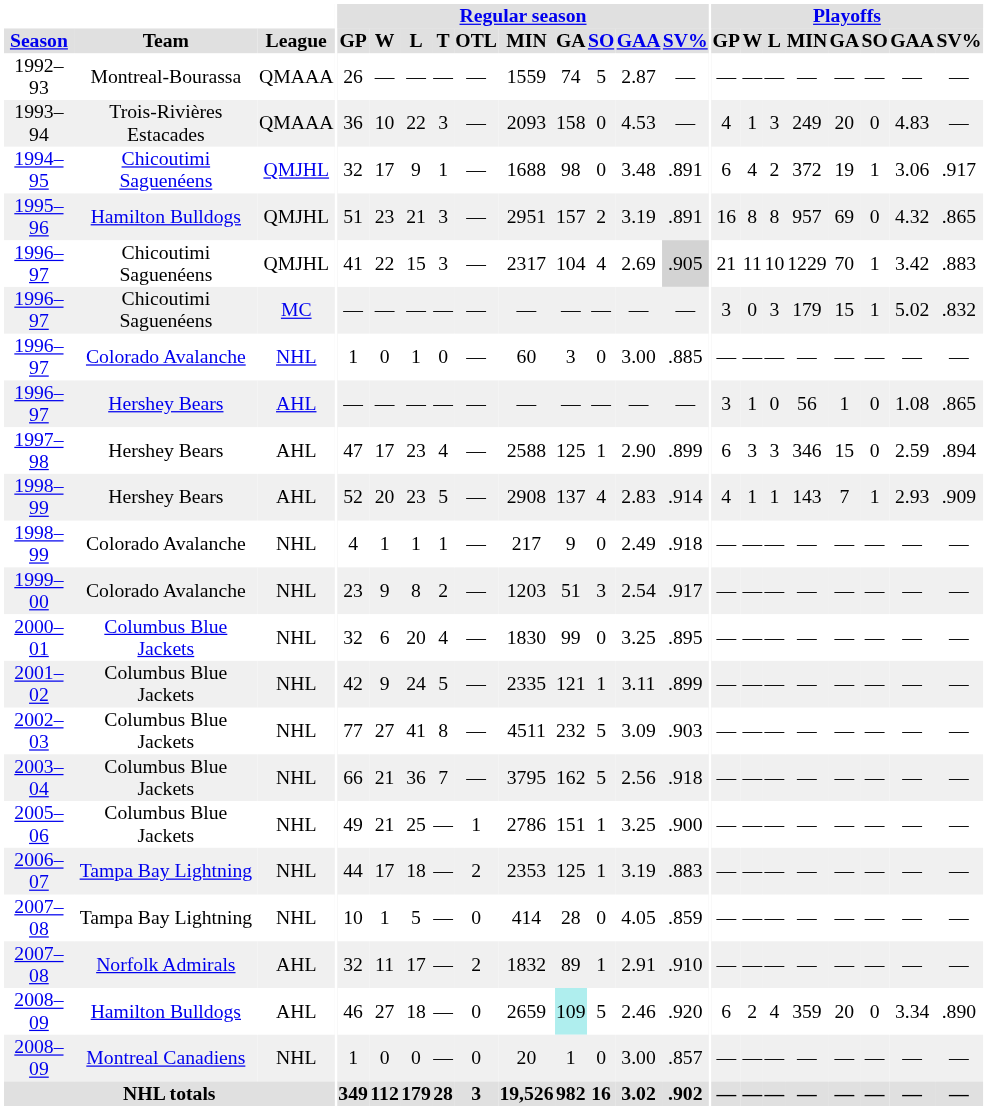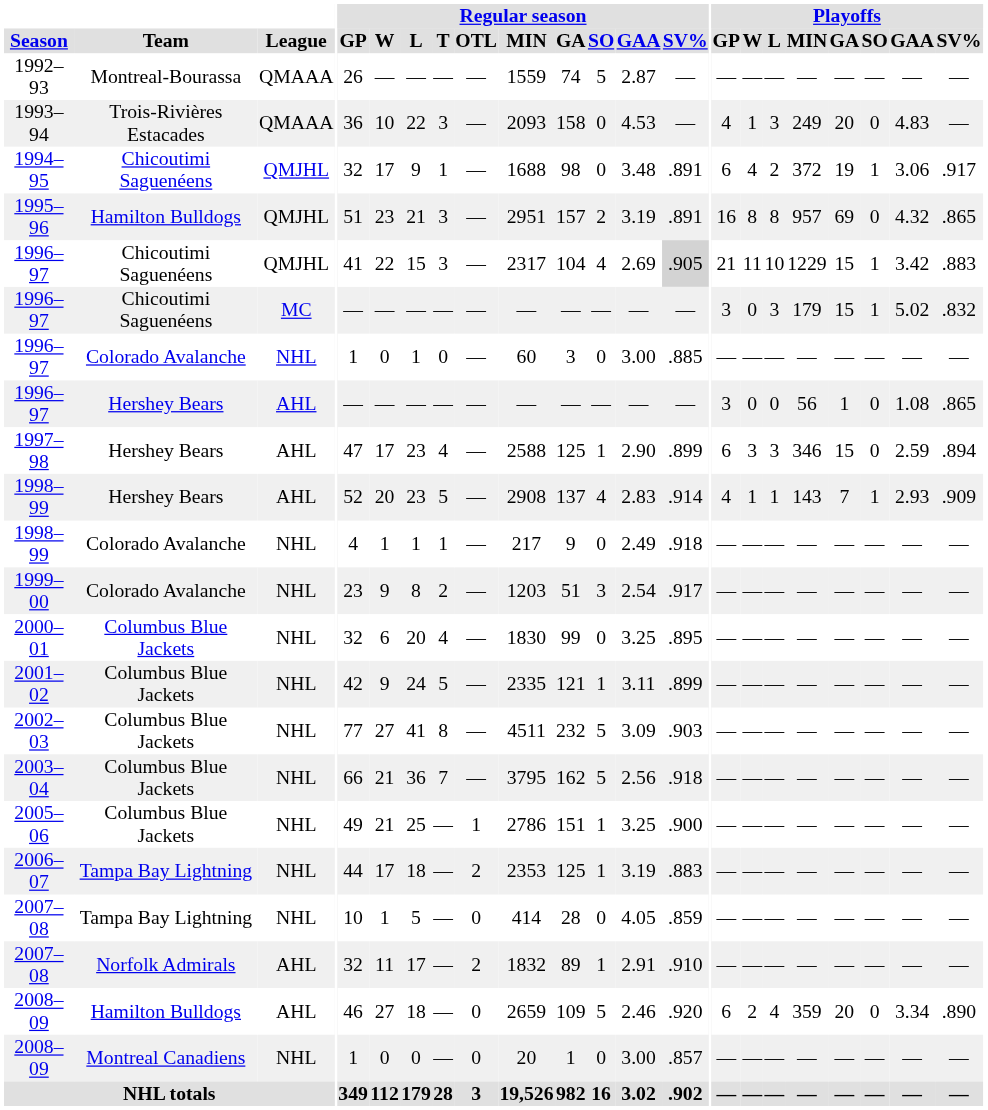(844, 263) 70 -> (844, 263) 15
(752, 403) 1 -> (752, 403) 0
(571, 1011) paleturquoise background -> (571, 1011) no background
